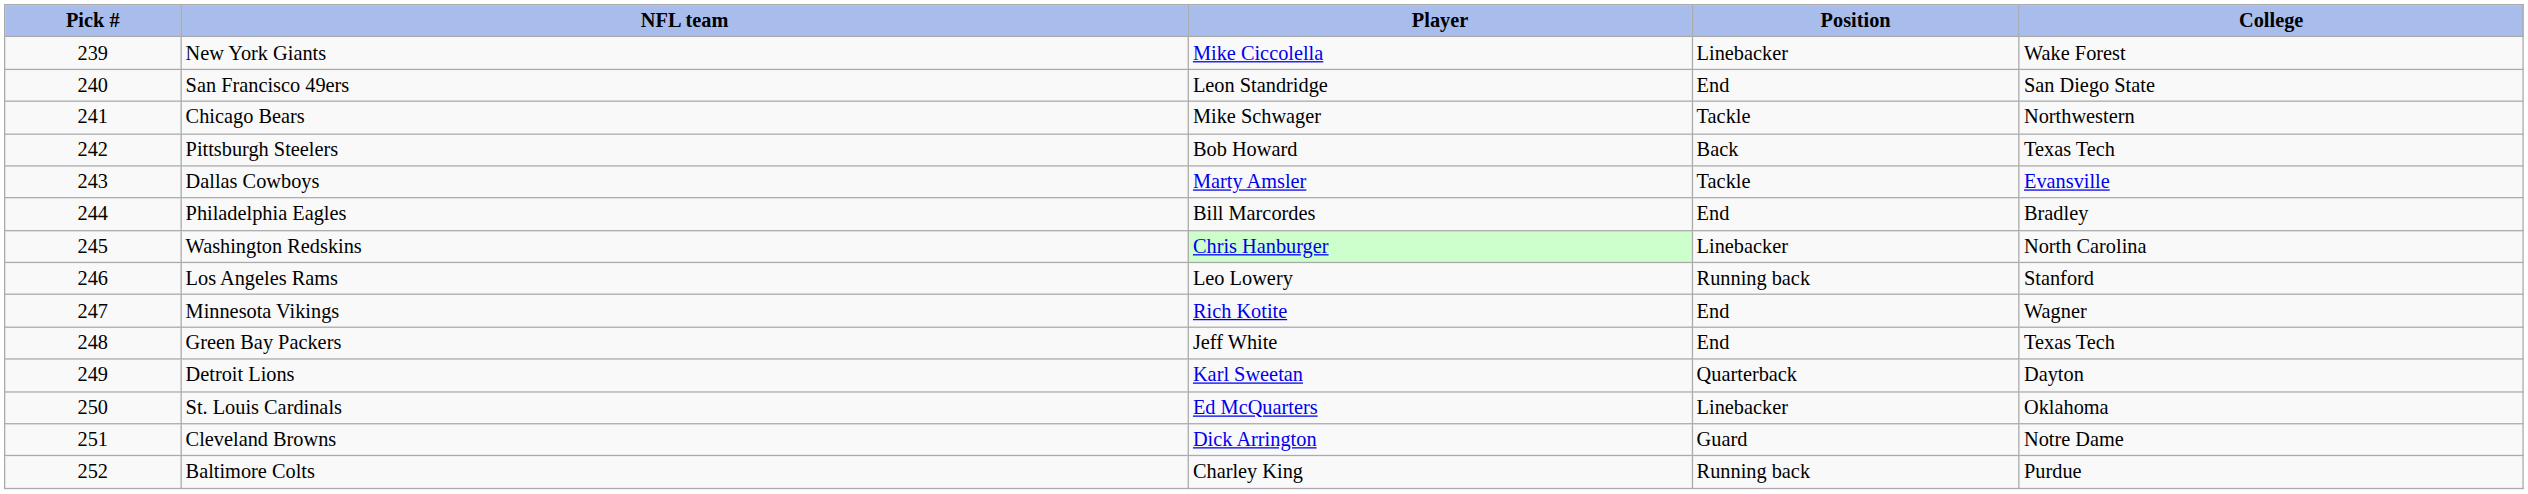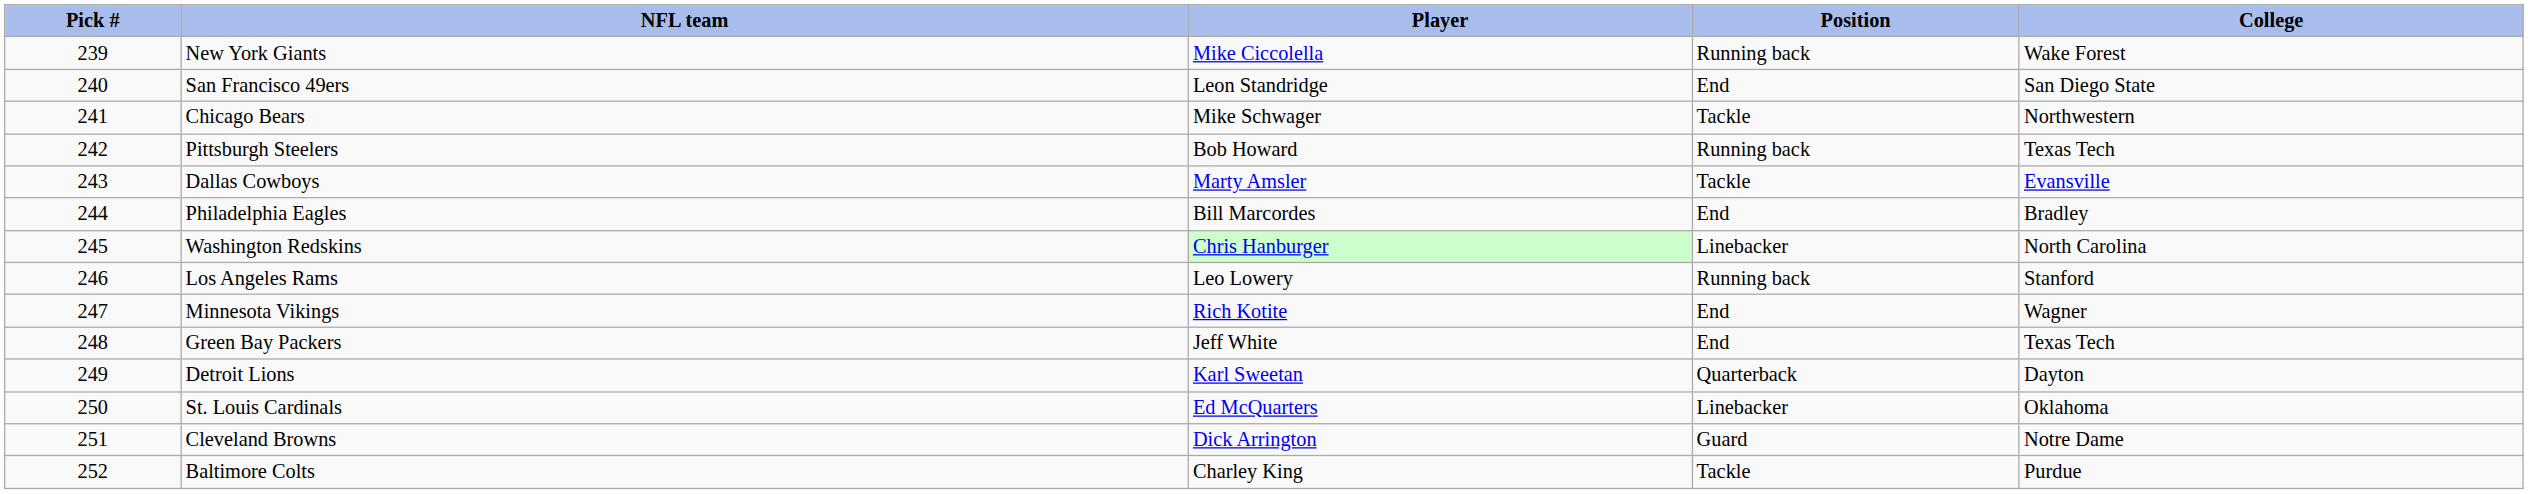(1742, 52) Linebacker -> (1753, 52) Running back
(1717, 149) Back -> (1753, 149) Running back
(1753, 471) Running back -> (1724, 471) Tackle
